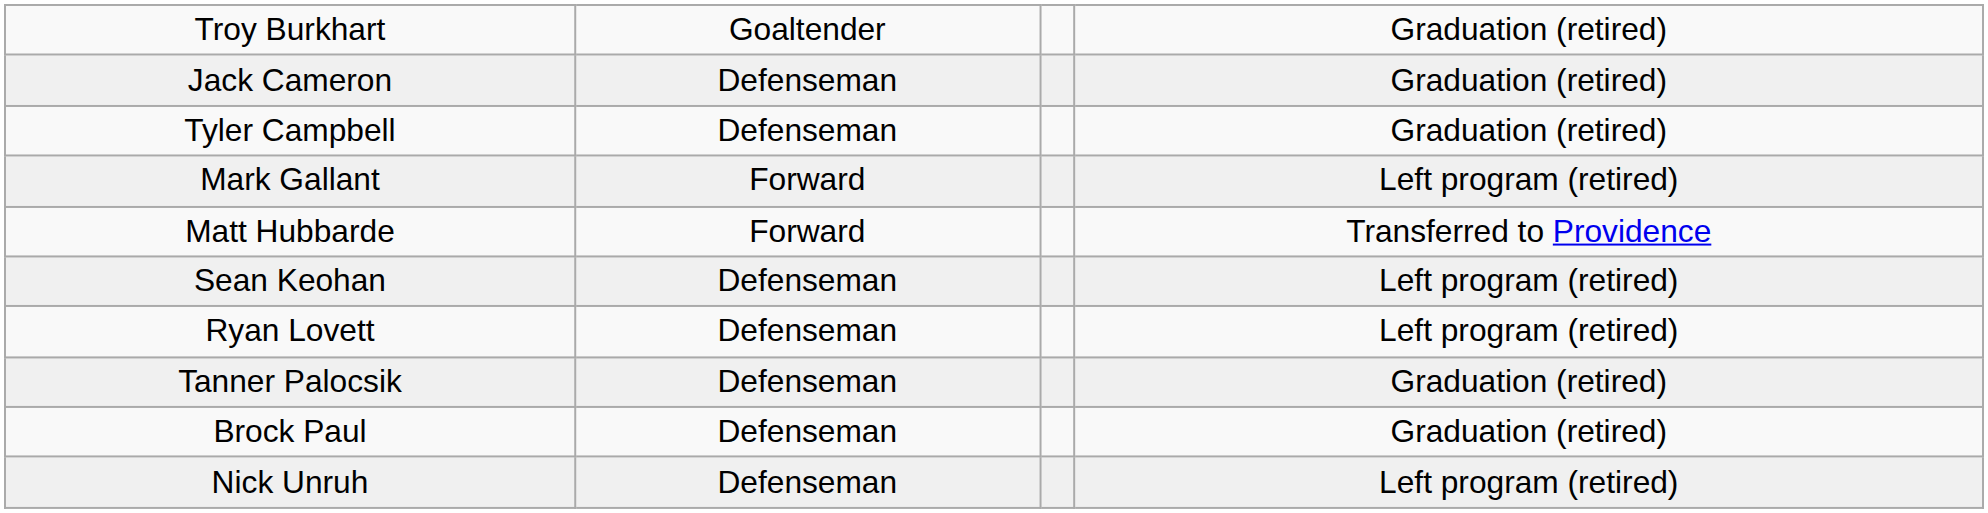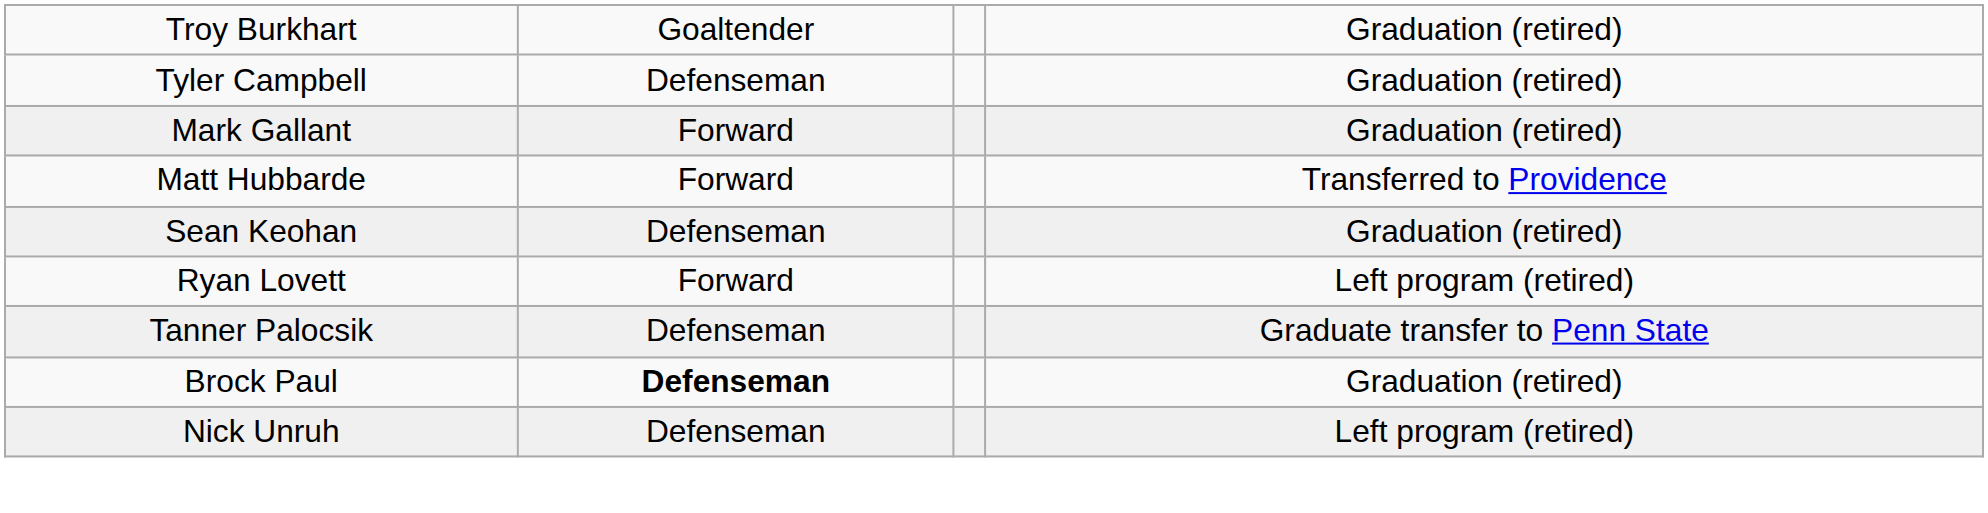- row: (290, 79)
(1529, 180) Left program (retired) -> (1484, 130) Graduation (retired)
(1529, 280) Left program (retired) -> (1484, 230) Graduation (retired)
(807, 331) Defenseman -> (736, 280) Forward
(1529, 381) Graduation (retired) -> (1484, 331) Graduate transfer to Penn State
(807, 431) normal -> (736, 381) bold
